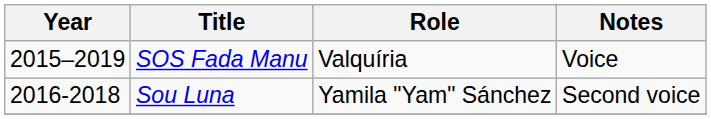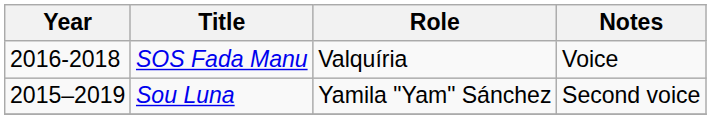(68, 59) 2015–2019 -> (65, 59) 2016-2018
(65, 95) 2016-2018 -> (68, 95) 2015–2019
